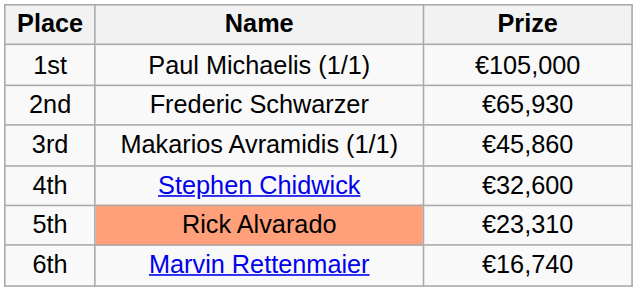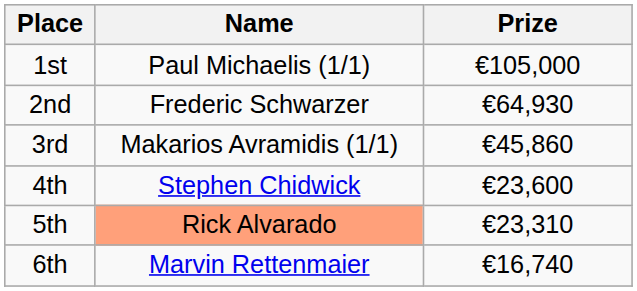(528, 104) €65,930 -> (528, 104) €64,930
(528, 184) €32,600 -> (528, 184) €23,600
